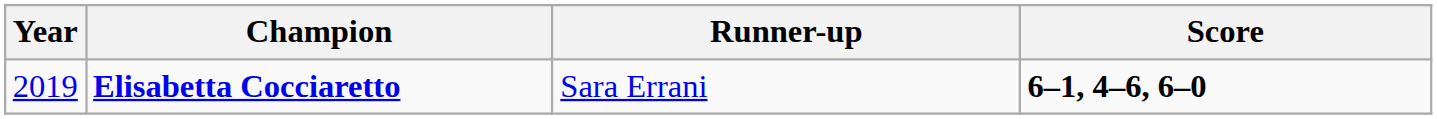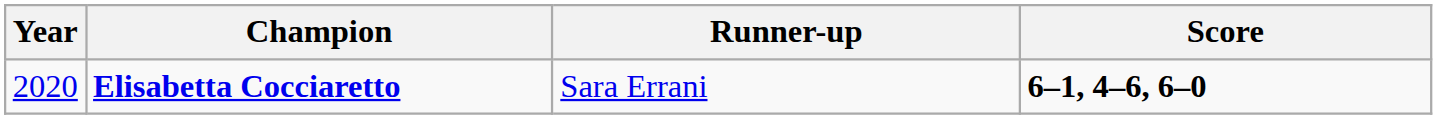(45, 85) 2019 -> (45, 85) 2020
